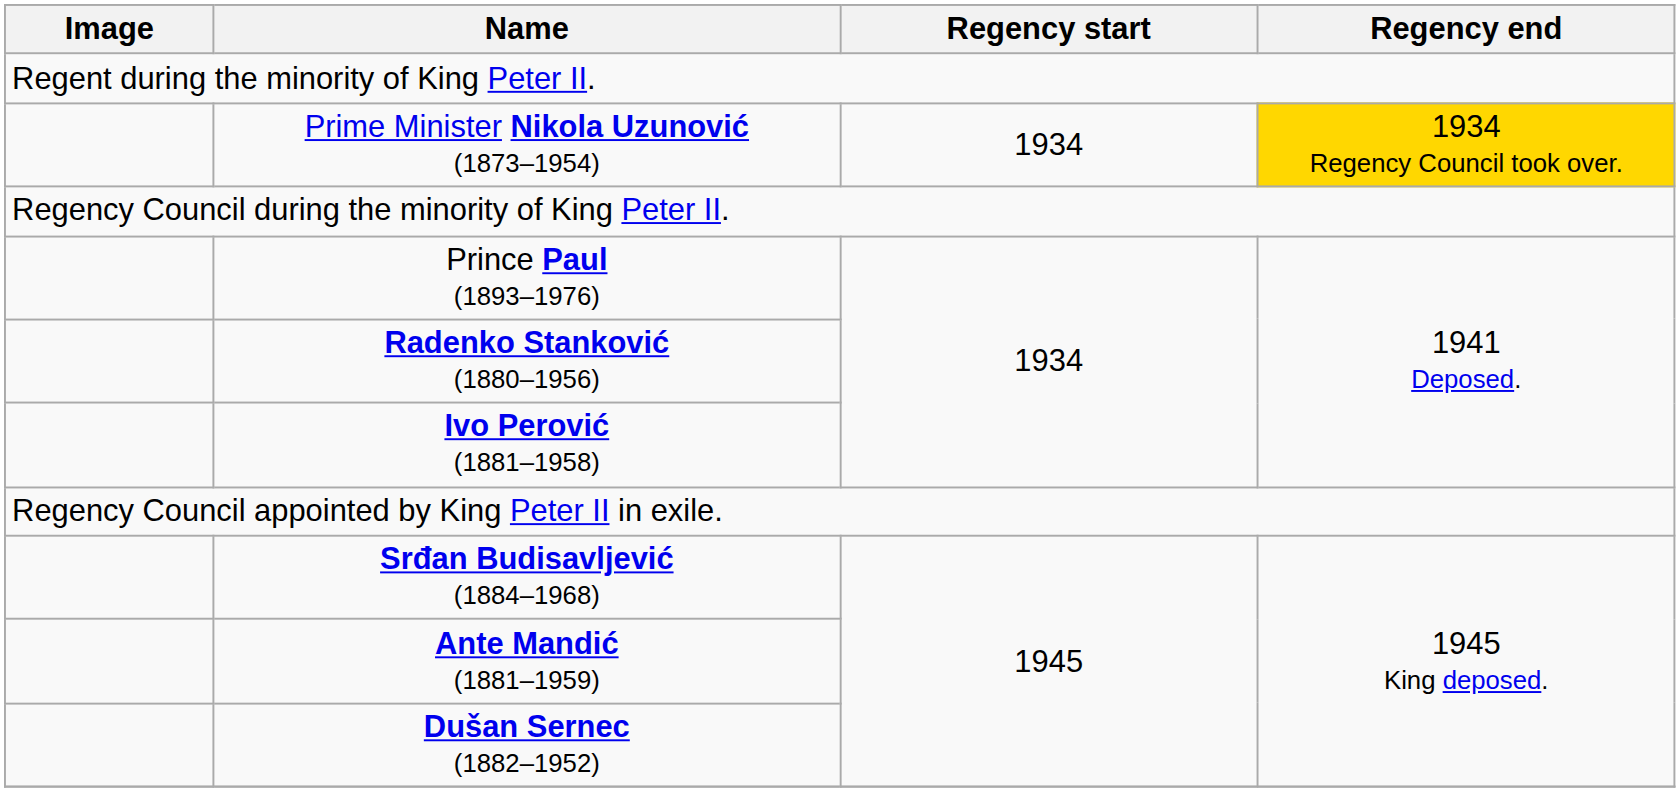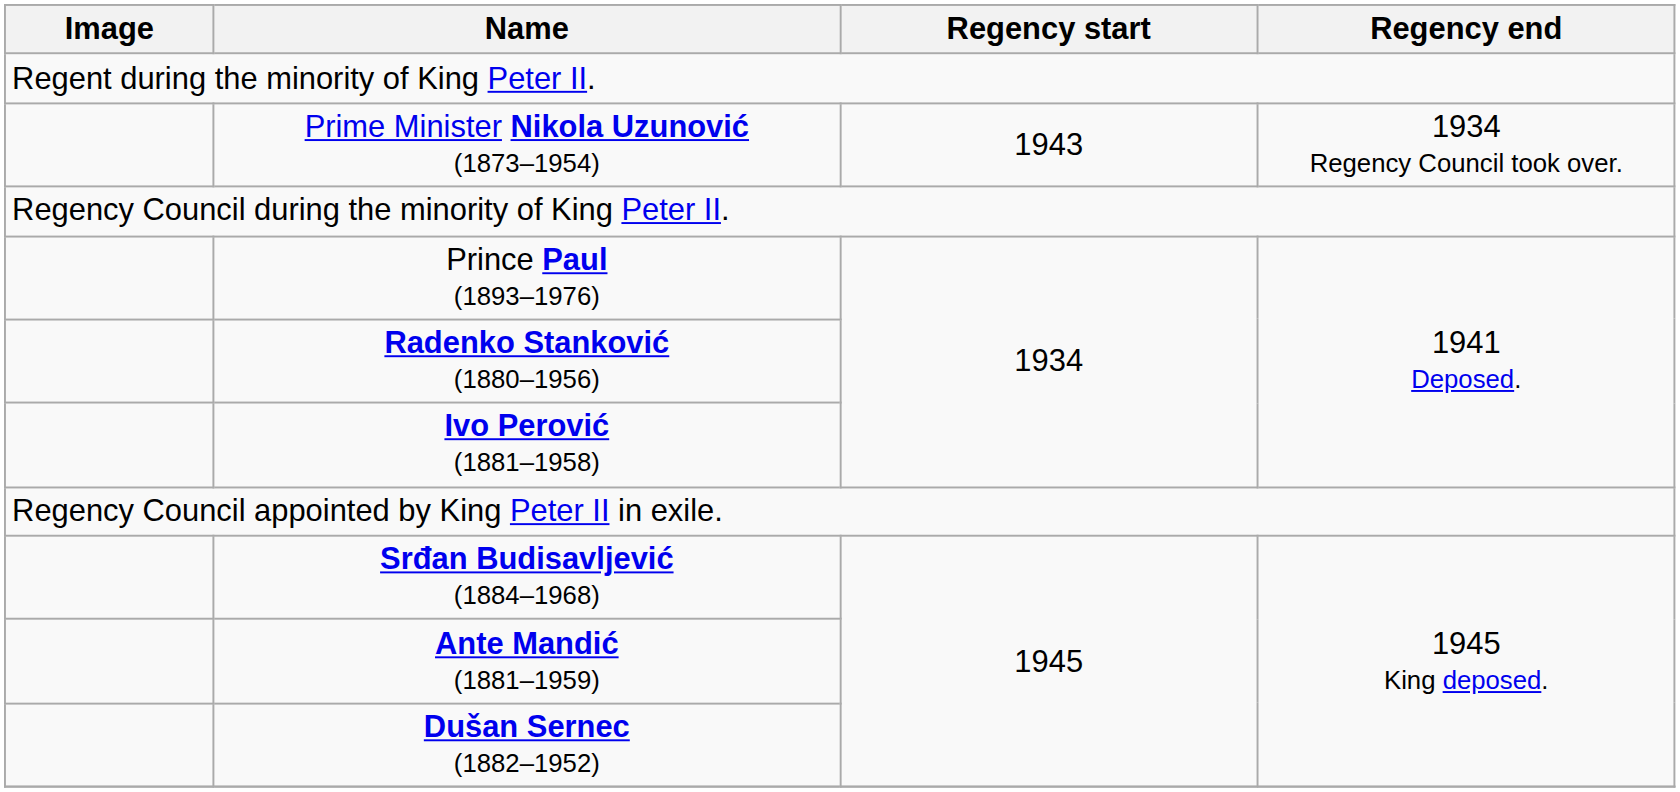(1049, 144) 1934 -> (1049, 144) 1943
(1466, 144) gold background -> (1466, 144) no background
